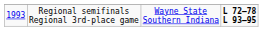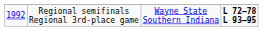(16, 15) 1993 -> (16, 15) 1992
